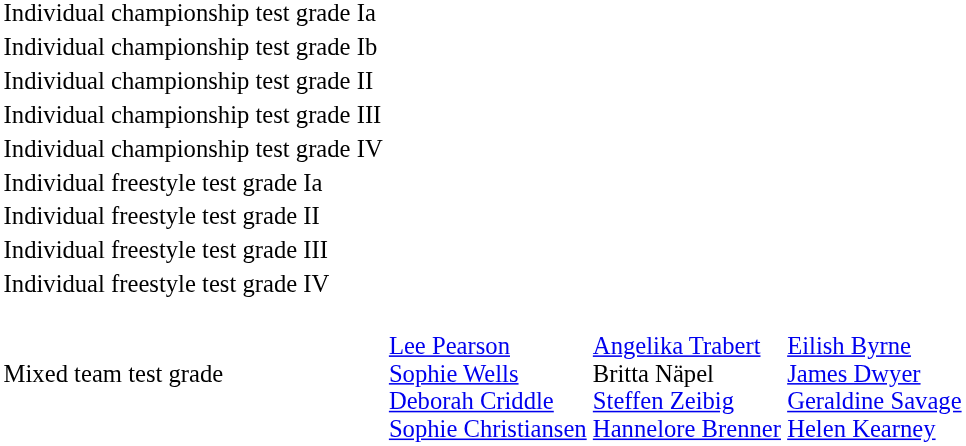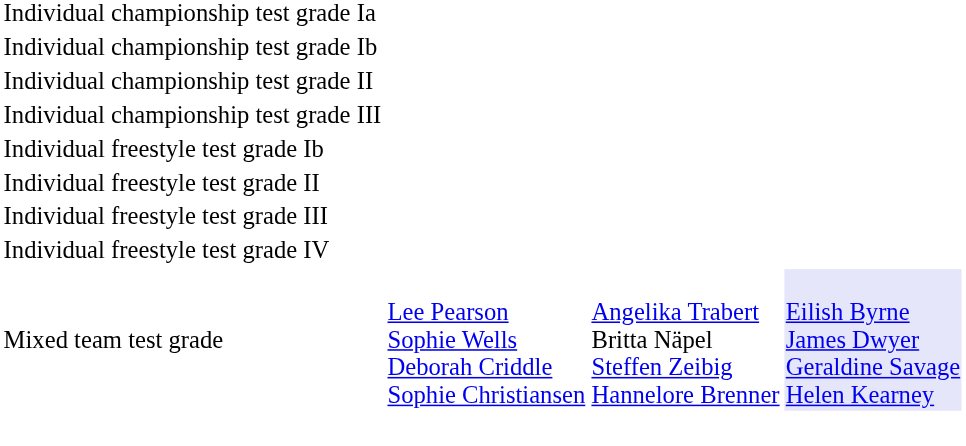- row: (193, 148)
- row: (163, 182)
+ row: (164, 148)
(874, 387) no background -> (873, 353) lavender background
